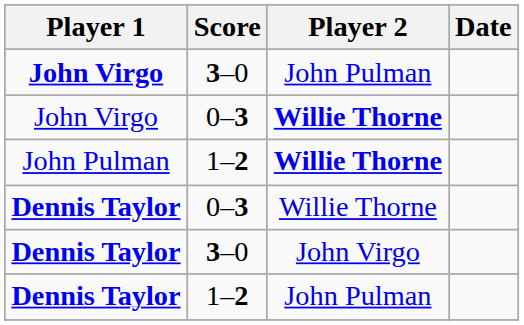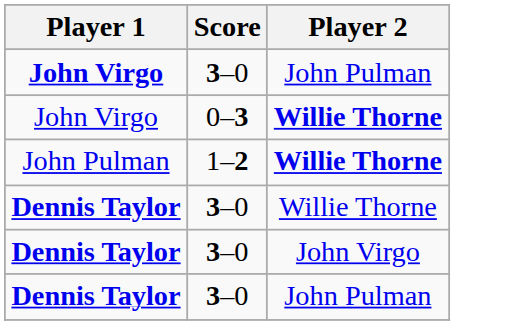- column: (483, 26)
(227, 206) 0–3 -> (227, 206) 3–0
(227, 296) 1–2 -> (227, 296) 3–0
